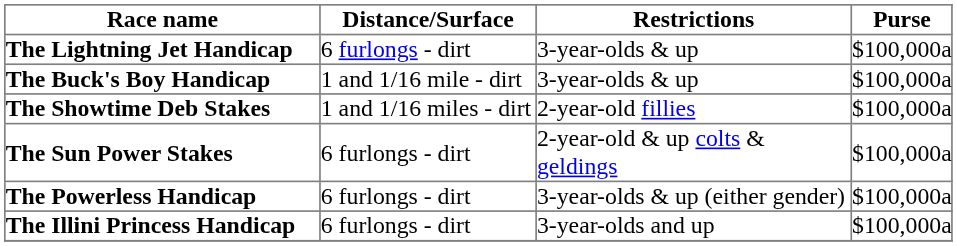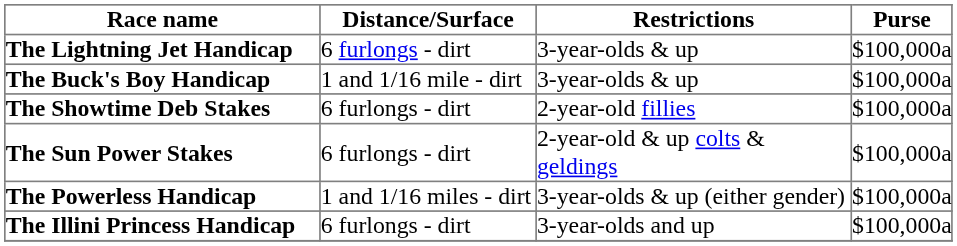(426, 108) 1 and 1/16 miles - dirt -> (396, 108) 6 furlongs - dirt
(396, 195) 6 furlongs - dirt -> (426, 195) 1 and 1/16 miles - dirt
